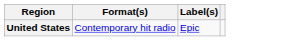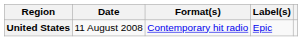+ column: (109, 12)
